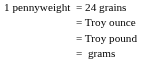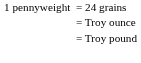- row: (96, 53)
